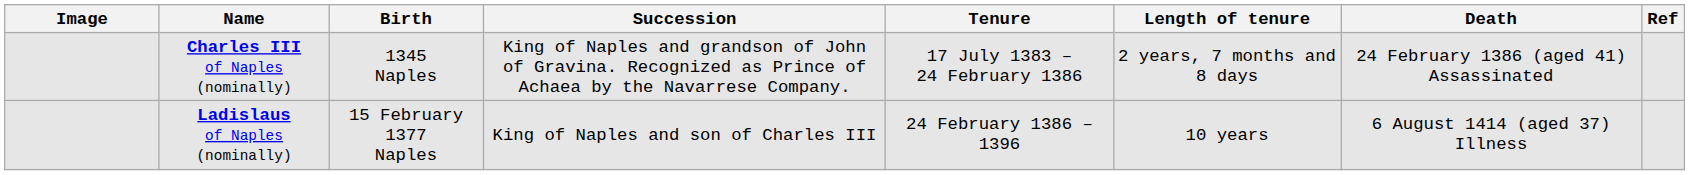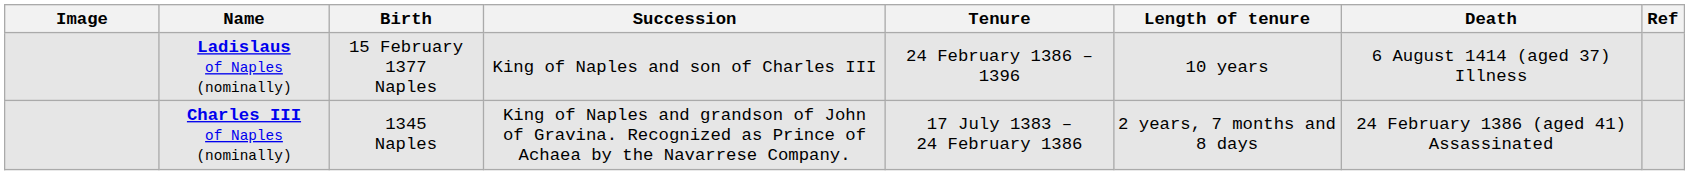rows swapped: (244, 66) <-> (244, 134)
